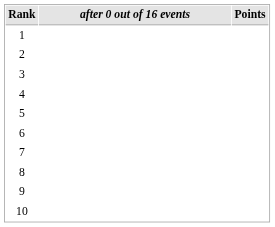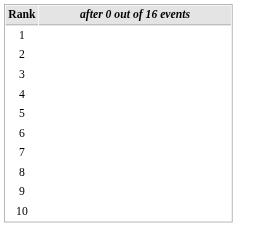- column: (250, 15)
